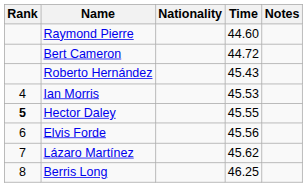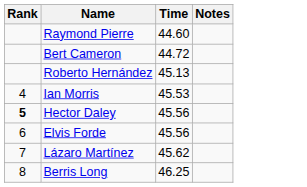- column: (190, 14)
(243, 73) 45.43 -> (174, 73) 45.13
(243, 113) 45.55 -> (174, 113) 45.56
